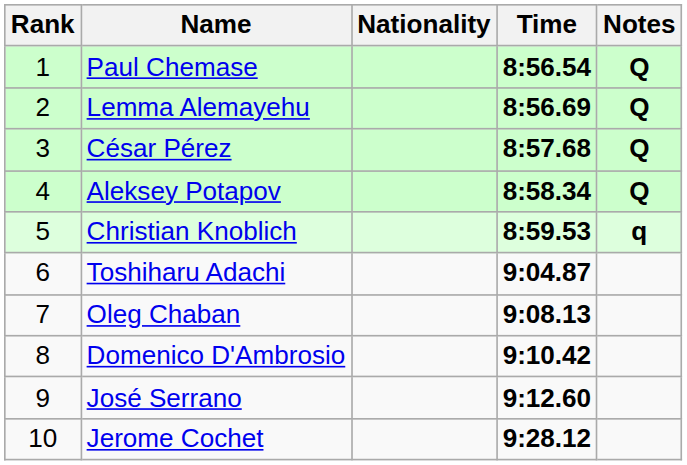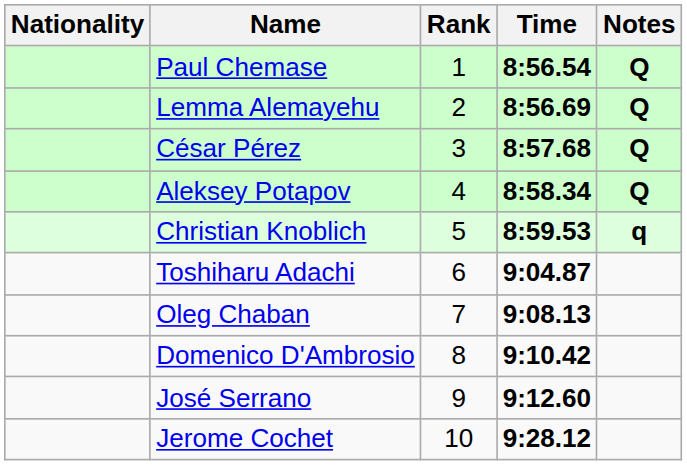columns swapped: (43, 25) <-> (424, 25)
